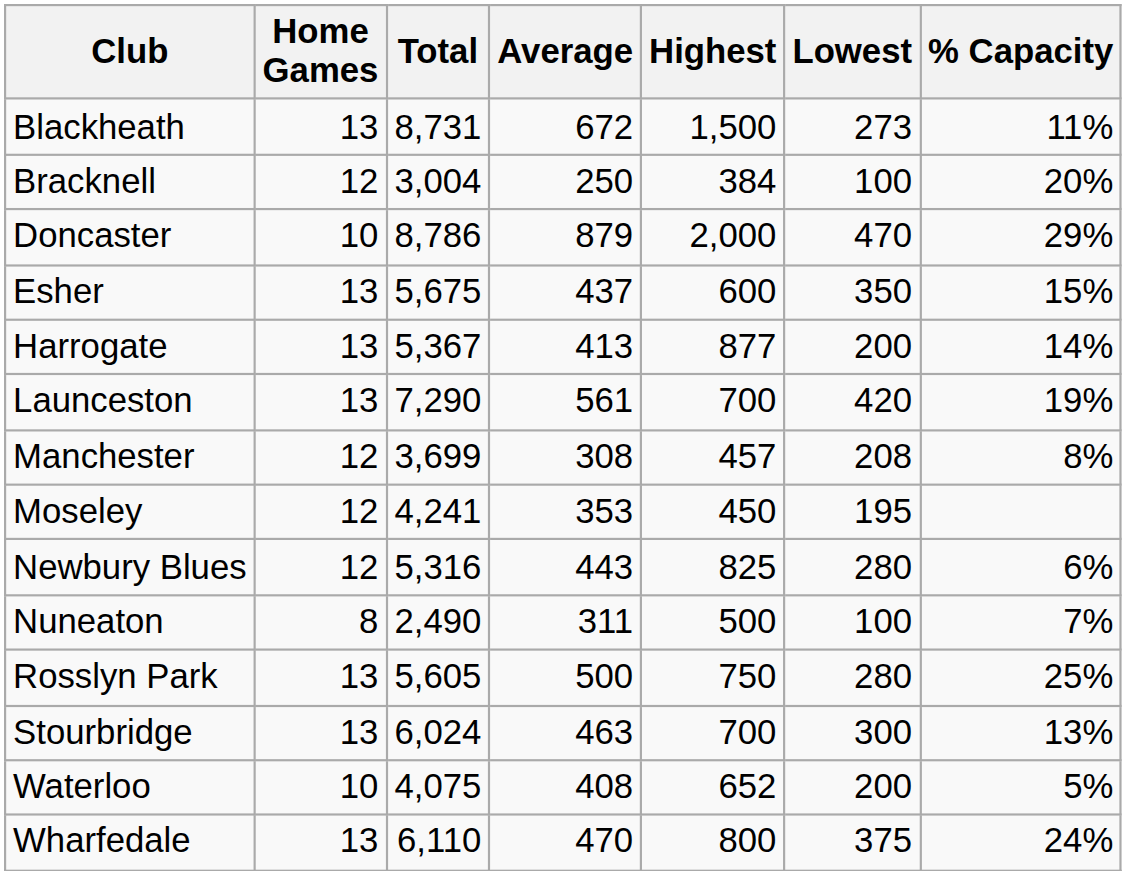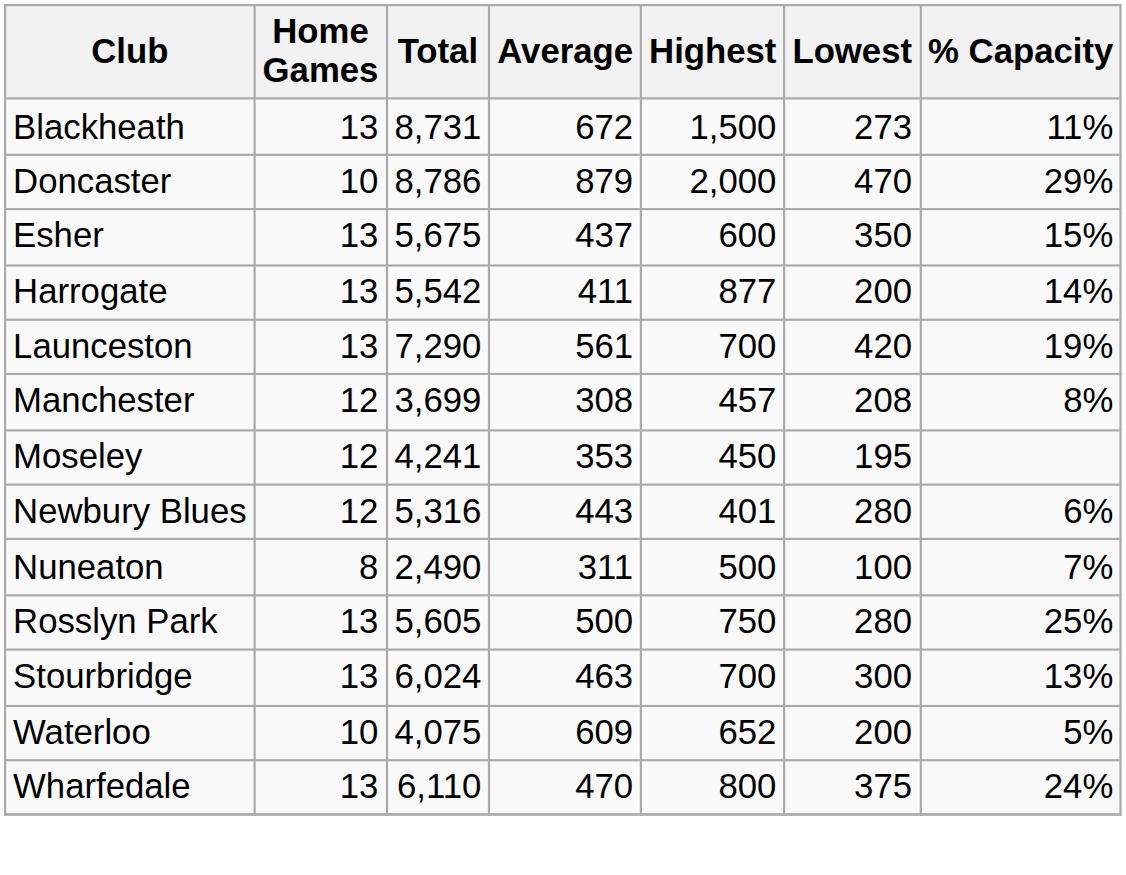- row: (84, 181)
(438, 346) 5,367 -> (438, 291) 5,542
(604, 346) 413 -> (605, 291) 411
(747, 566) 825 -> (747, 511) 401
(604, 786) 408 -> (604, 731) 609
